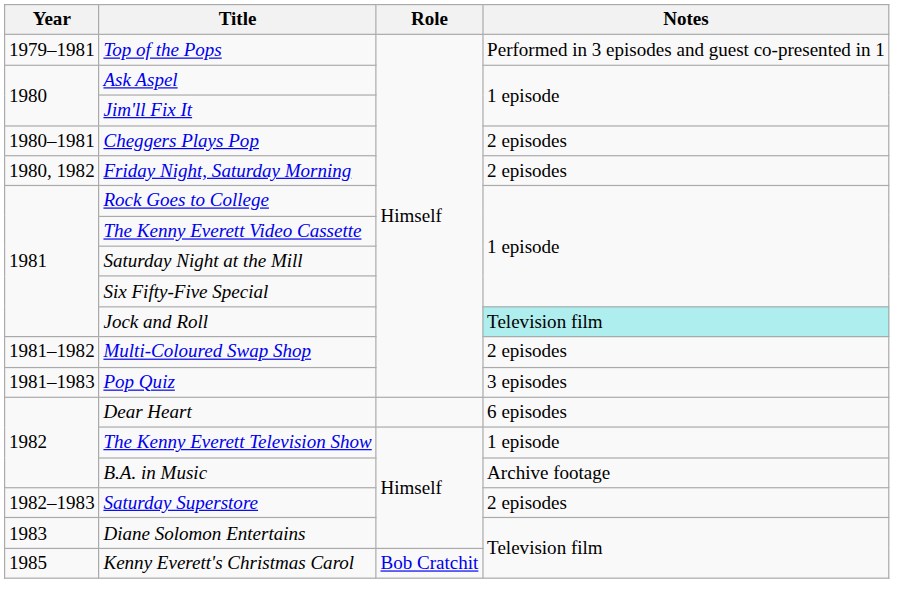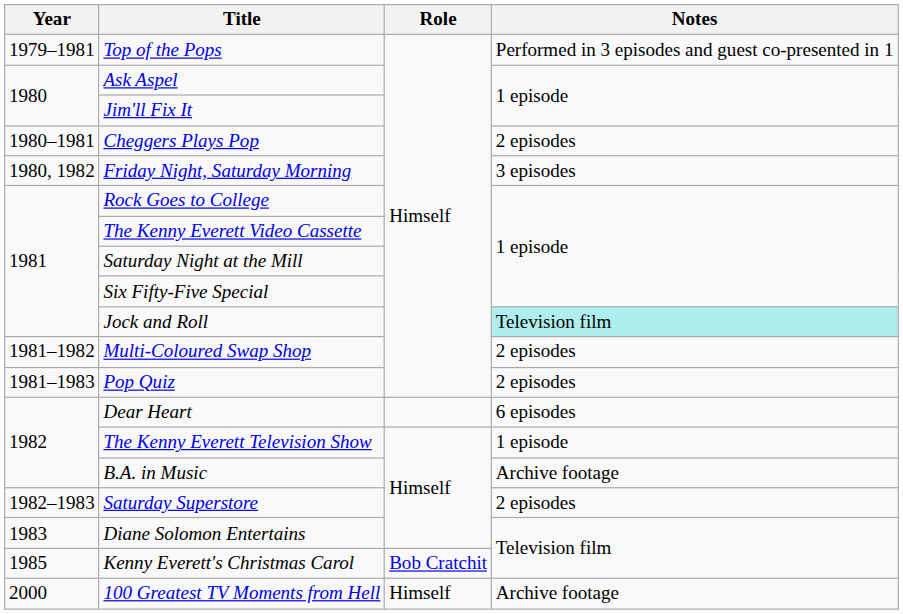(527, 170) 2 episodes -> (536, 170) 3 episodes
(527, 381) 3 episodes -> (536, 381) 2 episodes
+ row: (242, 593)
